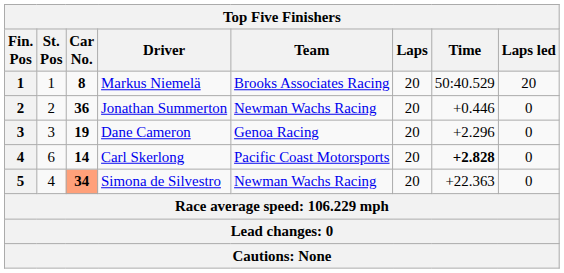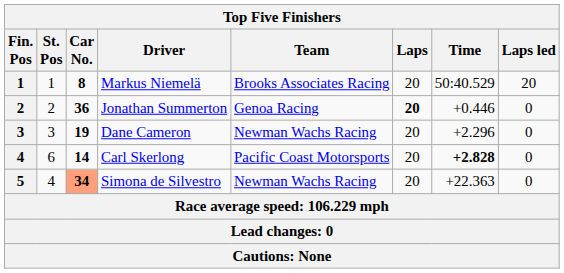(305, 108) Newman Wachs Racing -> (276, 108) Genoa Racing
(412, 108) normal -> (412, 108) bold
(276, 132) Genoa Racing -> (305, 132) Newman Wachs Racing
